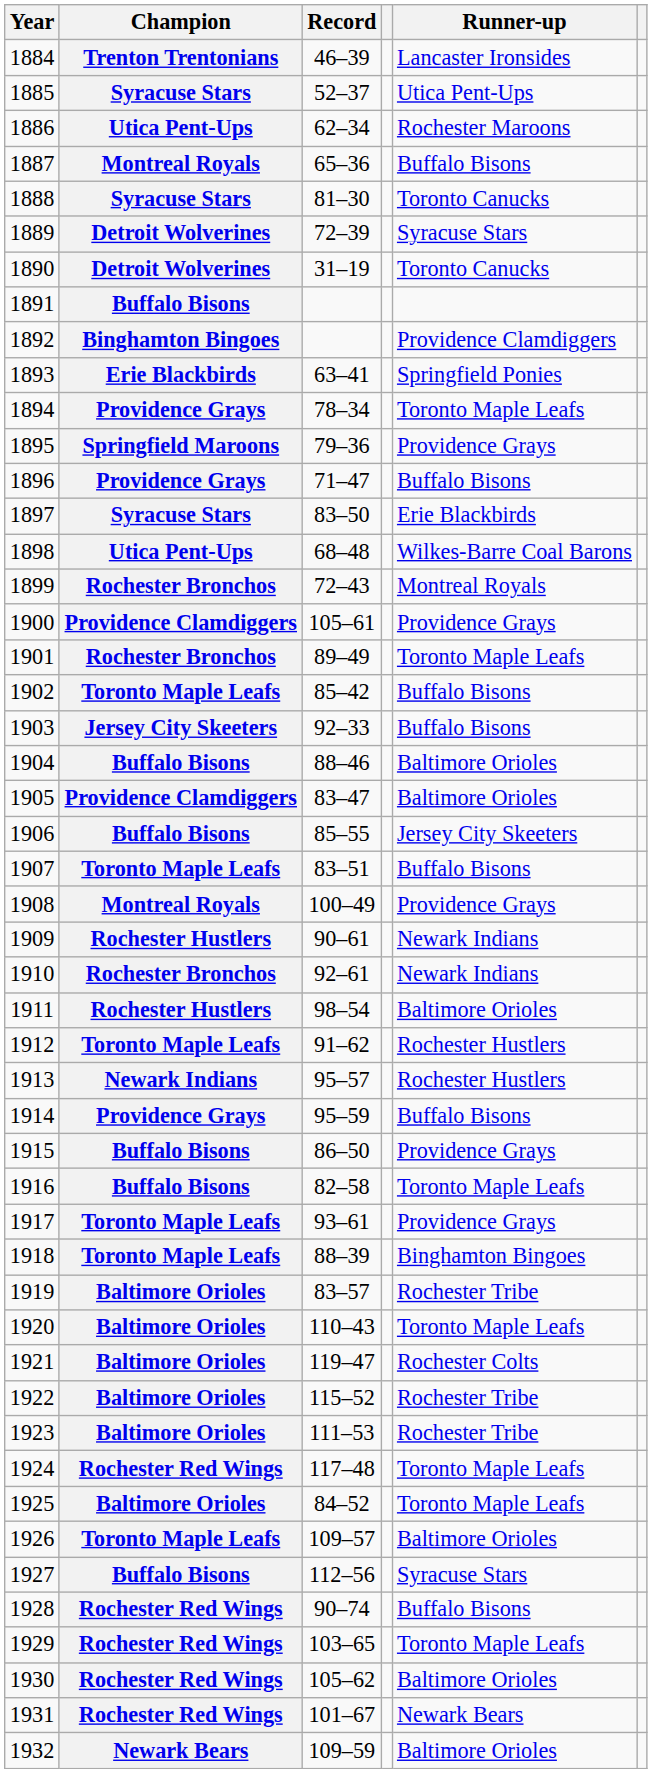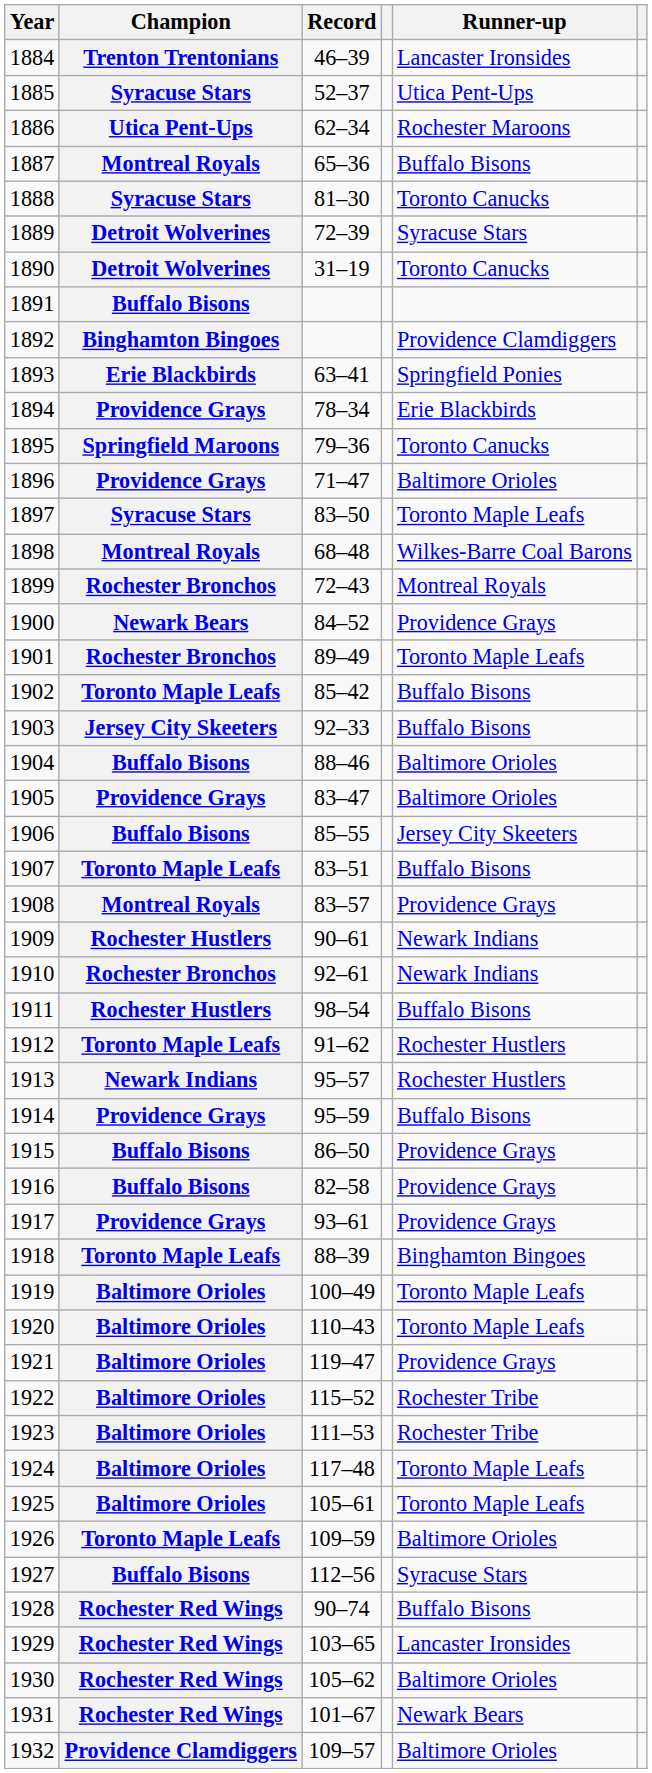(491, 410) Toronto Maple Leafs -> (466, 410) Erie Blackbirds
(476, 445) Providence Grays -> (473, 445) Toronto Canucks
(464, 480) Buffalo Bisons -> (477, 480) Baltimore Orioles
(466, 515) Erie Blackbirds -> (491, 515) Toronto Maple Leafs
(181, 551) Utica Pent-Ups -> (181, 551) Montreal Royals
(181, 621) Providence Clamdiggers -> (181, 621) Newark Bears
(342, 621) 105–61 -> (342, 621) 84–52
(181, 798) Providence Clamdiggers -> (181, 798) Providence Grays
(342, 903) 100–49 -> (342, 903) 83–57
(477, 1009) Baltimore Orioles -> (464, 1009) Buffalo Bisons
(491, 1186) Toronto Maple Leafs -> (476, 1186) Providence Grays
(181, 1221) Toronto Maple Leafs -> (181, 1221) Providence Grays
(342, 1291) 83–57 -> (342, 1291) 100–49
(468, 1291) Rochester Tribe -> (491, 1291) Toronto Maple Leafs
(468, 1362) Rochester Colts -> (476, 1362) Providence Grays
(181, 1468) Rochester Red Wings -> (181, 1468) Baltimore Orioles
(342, 1503) 84–52 -> (342, 1503) 105–61
(342, 1538) 109–57 -> (342, 1538) 109–59
(491, 1644) Toronto Maple Leafs -> (484, 1644) Lancaster Ironsides
(181, 1750) Newark Bears -> (181, 1750) Providence Clamdiggers
(342, 1750) 109–59 -> (342, 1750) 109–57
